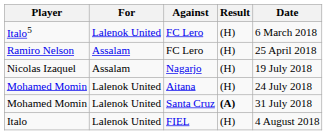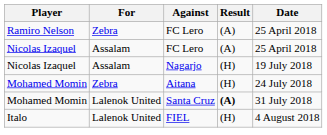- row: (19, 32)
(111, 51) Assalam -> (105, 30) Zebra
(228, 51) (H) -> (228, 30) (A)
+ row: (41, 48)
(127, 86) Lalenok United -> (105, 83) Zebra
